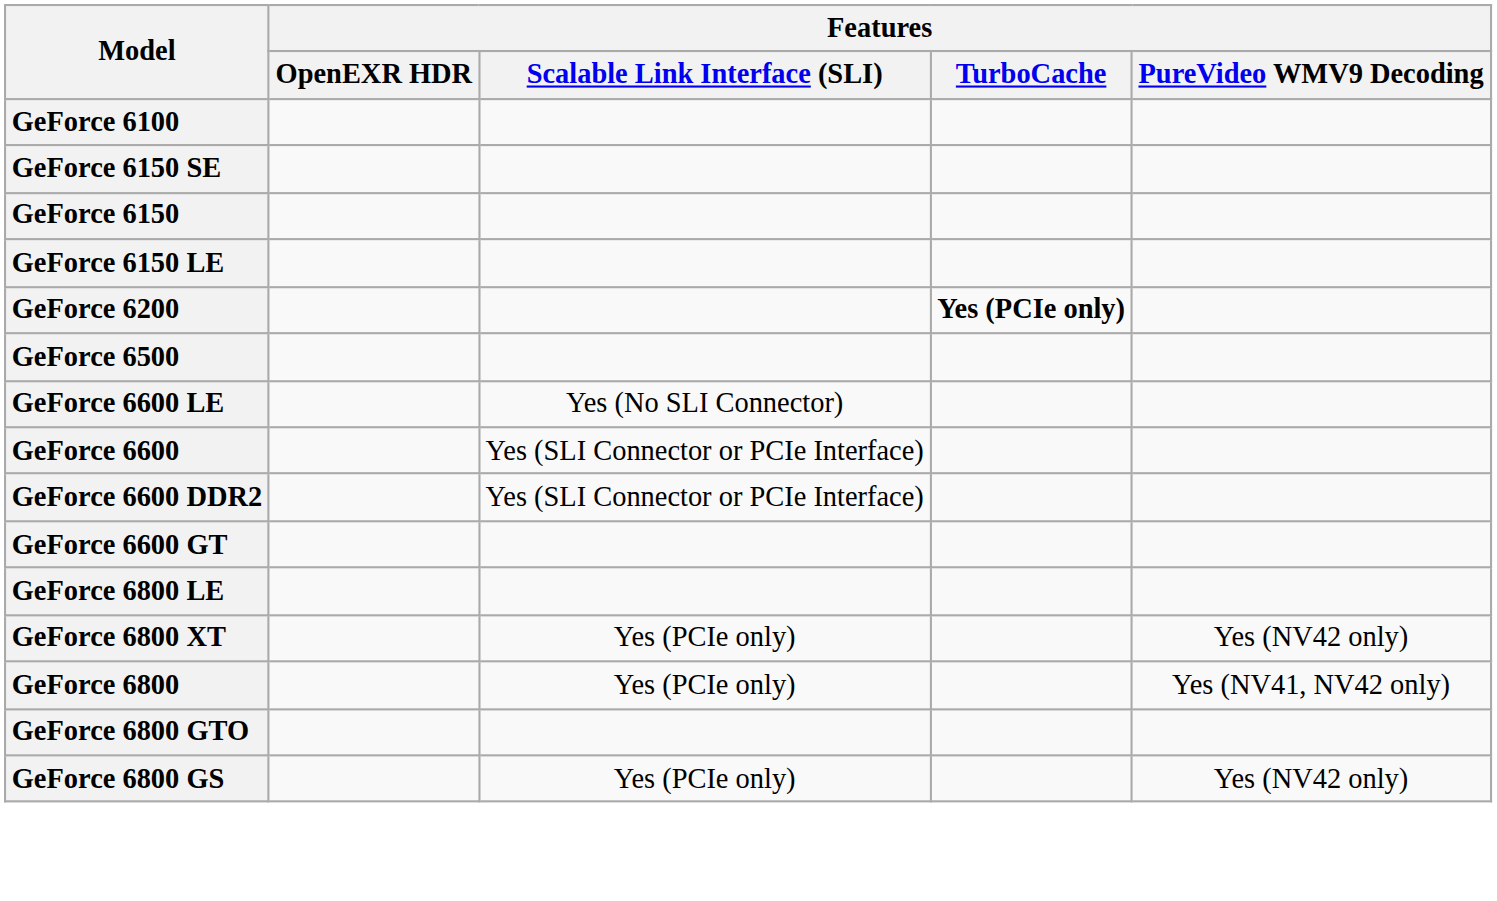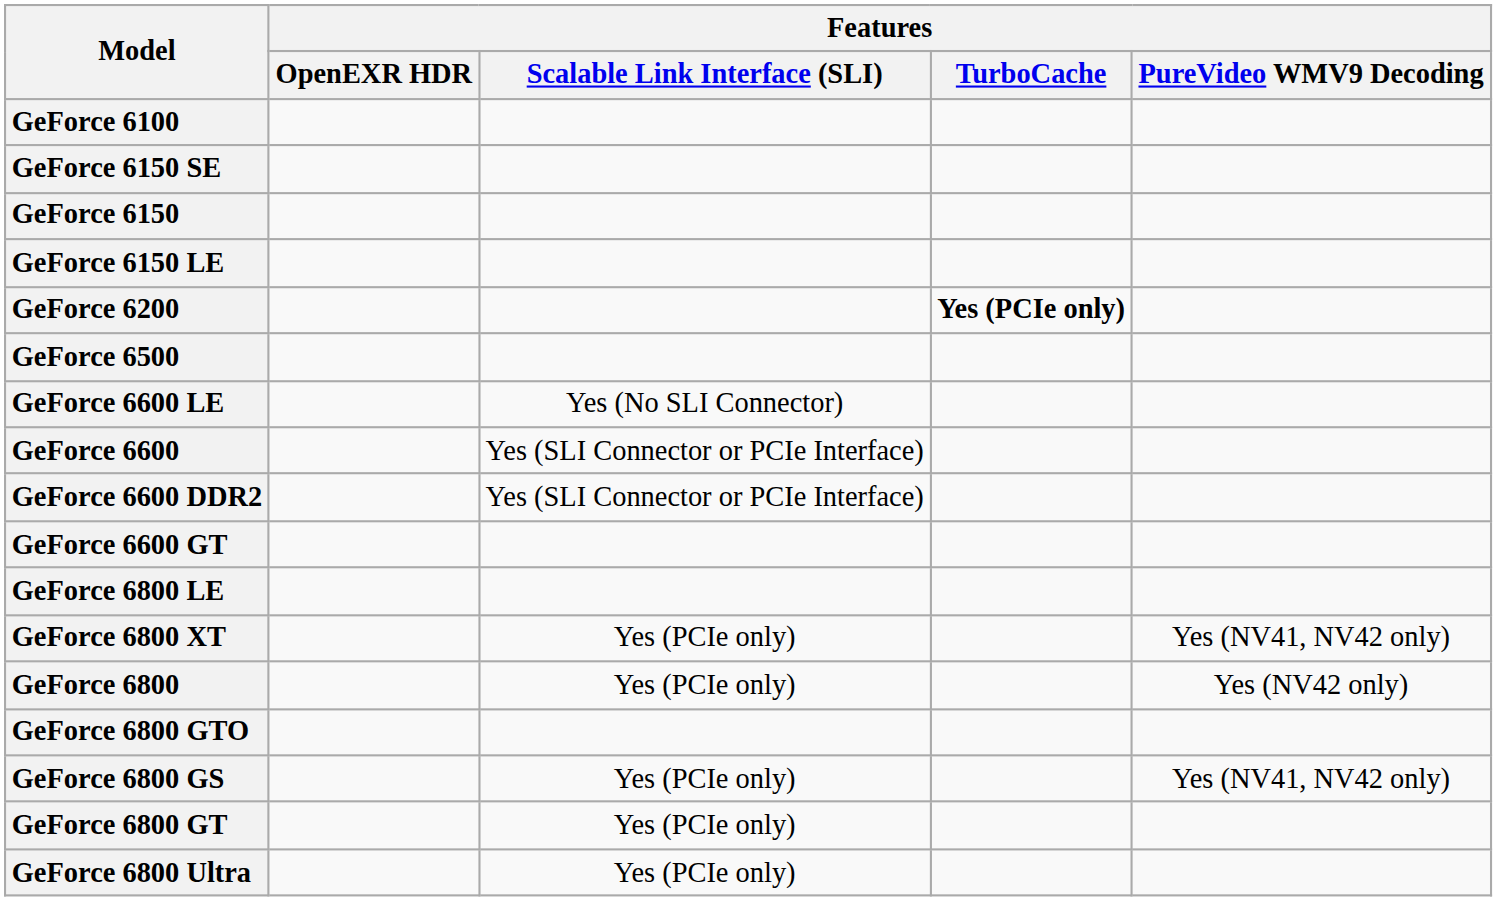(1311, 637) Yes (NV42 only) -> (1311, 637) Yes (NV41, NV42 only)
(1311, 684) Yes (NV41, NV42 only) -> (1311, 684) Yes (NV42 only)
(1311, 777) Yes (NV42 only) -> (1311, 777) Yes (NV41, NV42 only)
+ row: (120, 824)
+ row: (131, 871)
